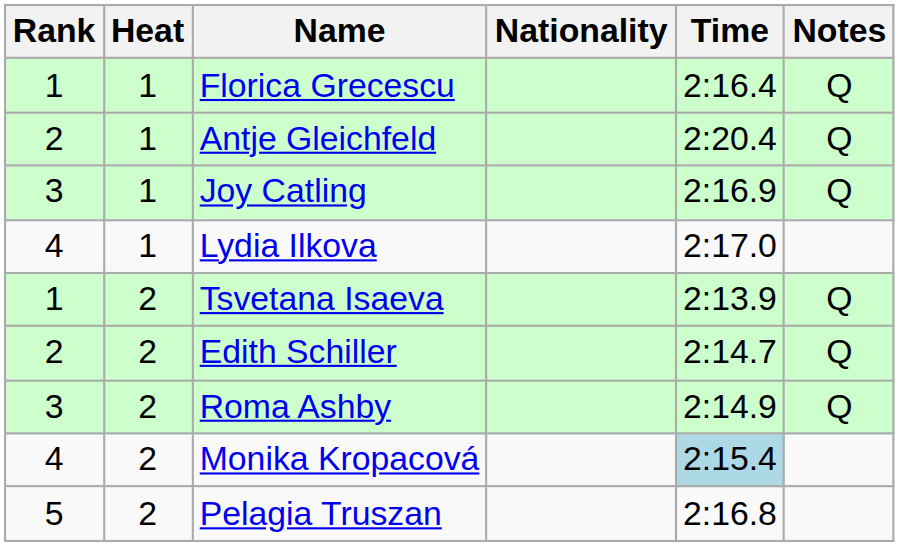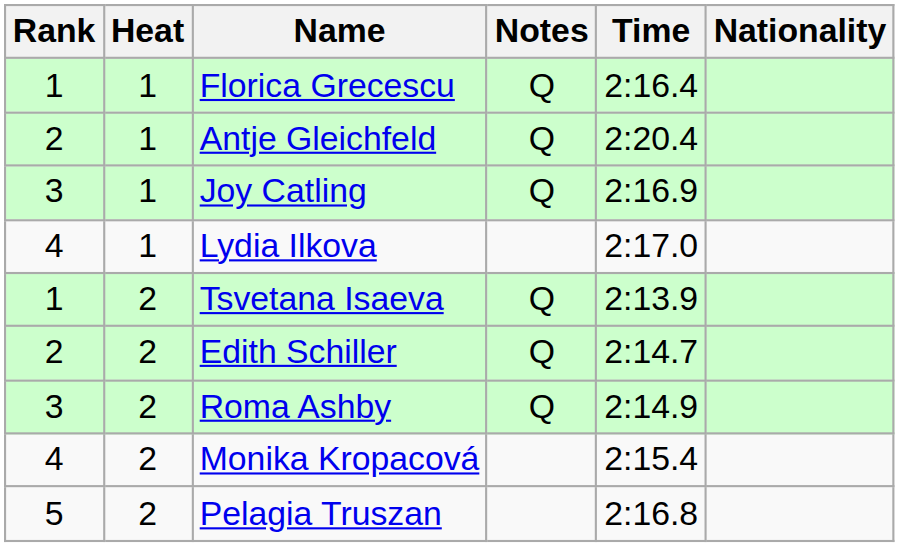columns swapped: (581, 31) <-> (839, 31)
(730, 459) lightblue background -> (651, 459) no background
